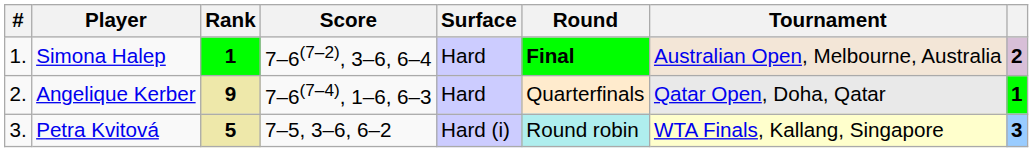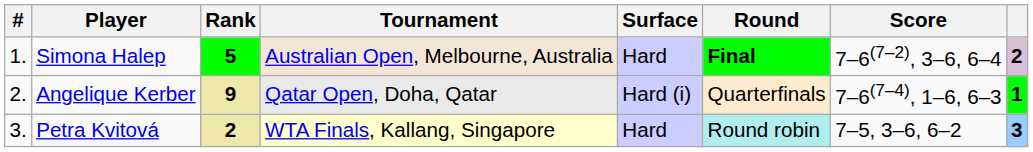columns swapped: (828, 20) <-> (348, 20)
(230, 56) 1 -> (230, 56) 5
(463, 94) Hard -> (657, 94) Hard (i)
(230, 130) 5 -> (230, 130) 2
(475, 130) Hard (i) -> (645, 130) Hard
